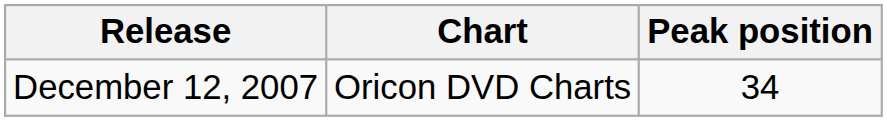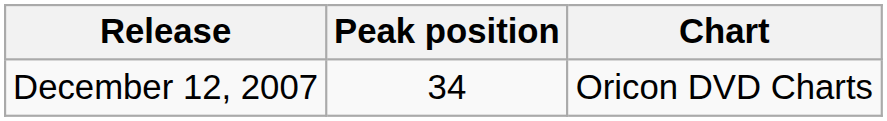columns swapped: (483, 32) <-> (760, 32)
